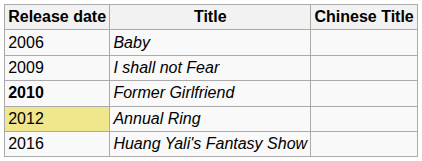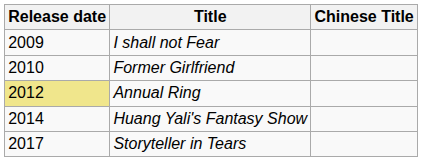- row: (132, 42)
(26, 93) bold -> (26, 67) normal
(26, 144) 2016 -> (26, 118) 2014
+ row: (180, 144)
